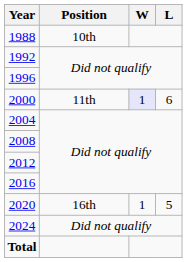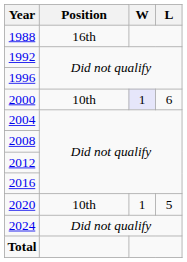(84, 36) 10th -> (84, 36) 16th
(84, 99) 11th -> (84, 99) 10th
(84, 204) 16th -> (84, 204) 10th
